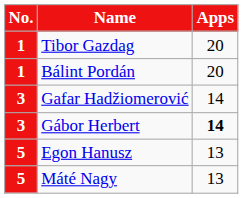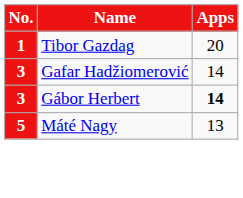- row: (88, 71)
- row: (87, 152)
